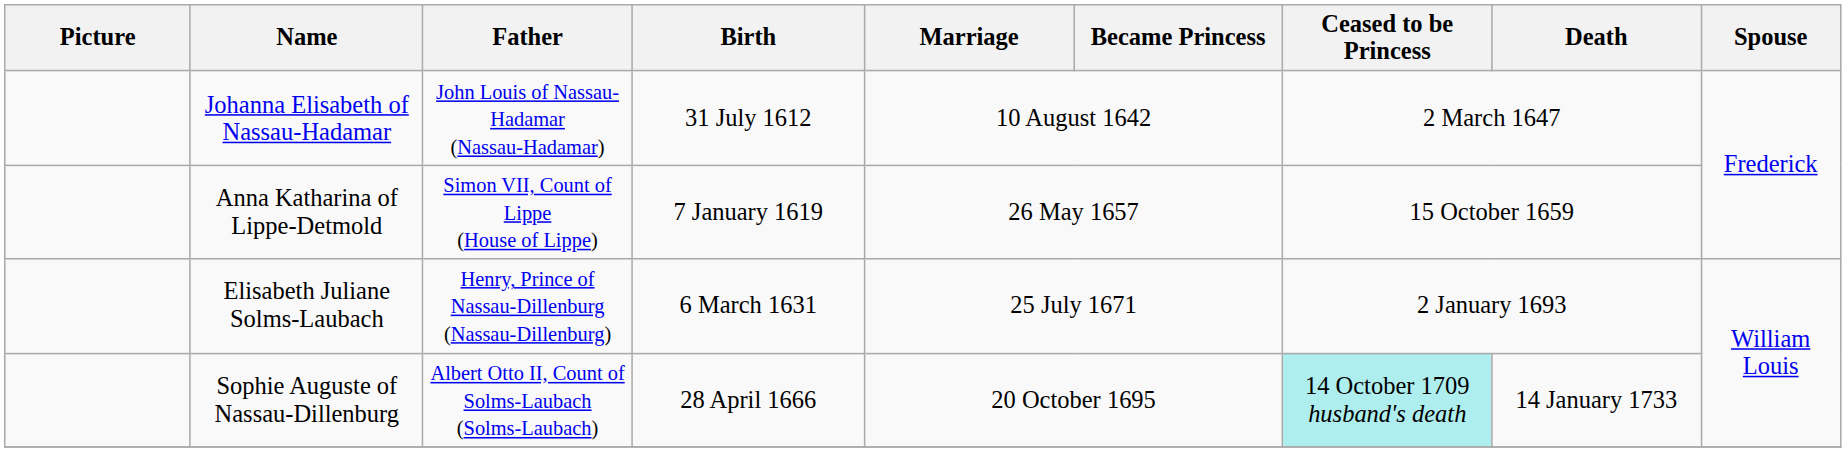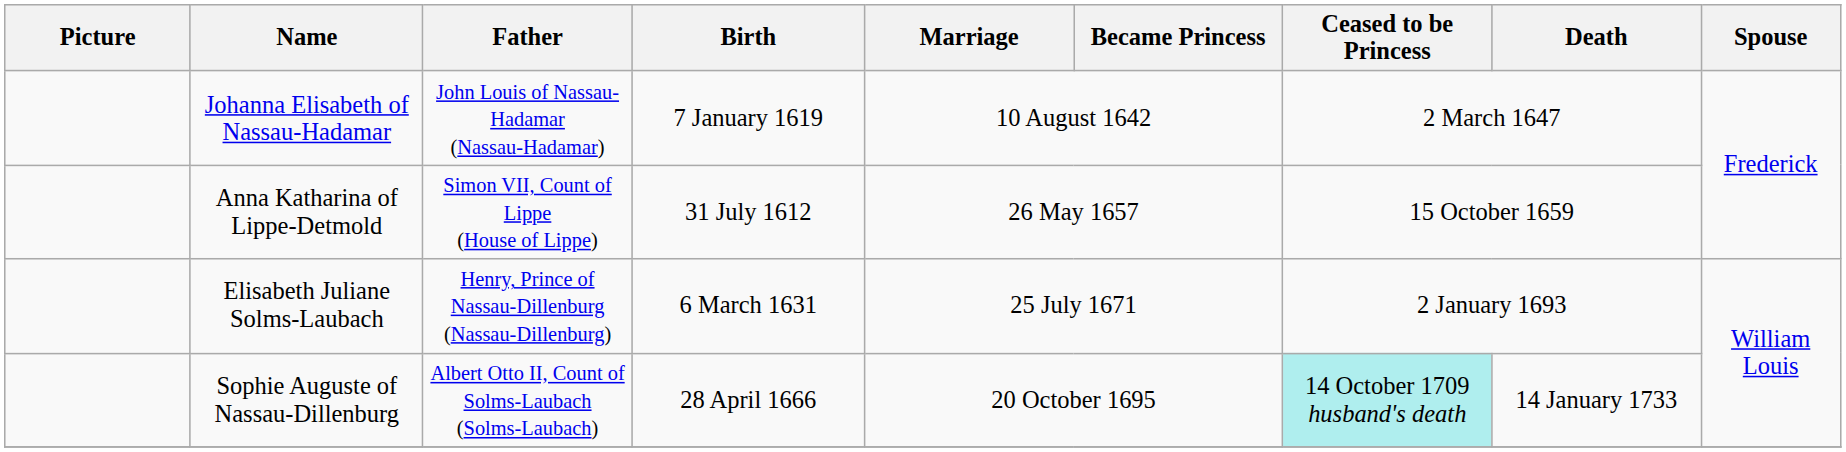(748, 117) 31 July 1612 -> (748, 117) 7 January 1619
(748, 211) 7 January 1619 -> (748, 211) 31 July 1612
